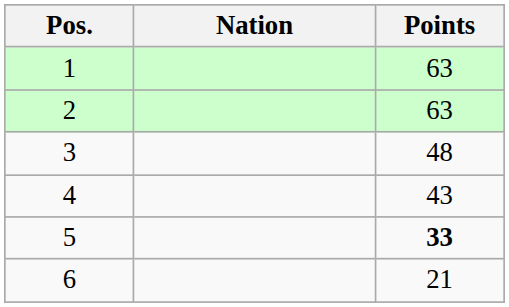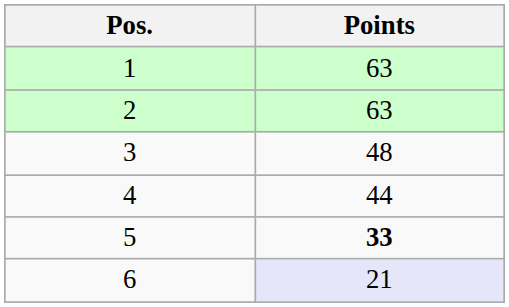- column: (254, 25)
(440, 195) 43 -> (379, 195) 44
(440, 279) no background -> (379, 279) lavender background
